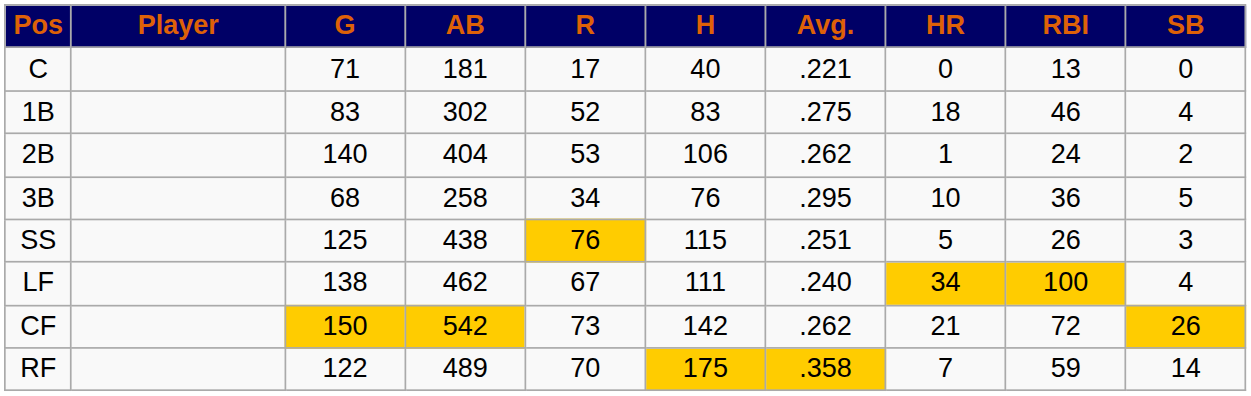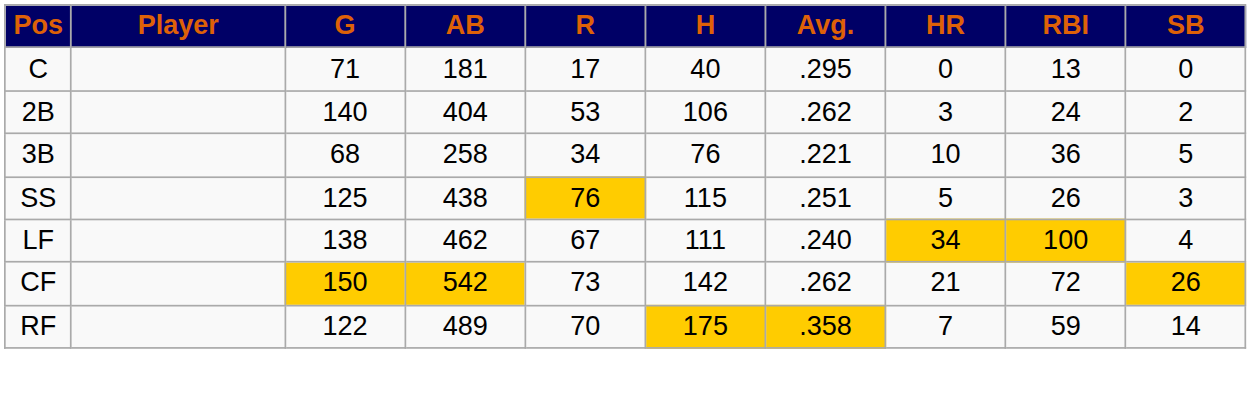(825, 68) .221 -> (825, 68) .295
- row: (38, 111)
(946, 154) 1 -> (946, 111) 3
(825, 197) .295 -> (825, 154) .221
